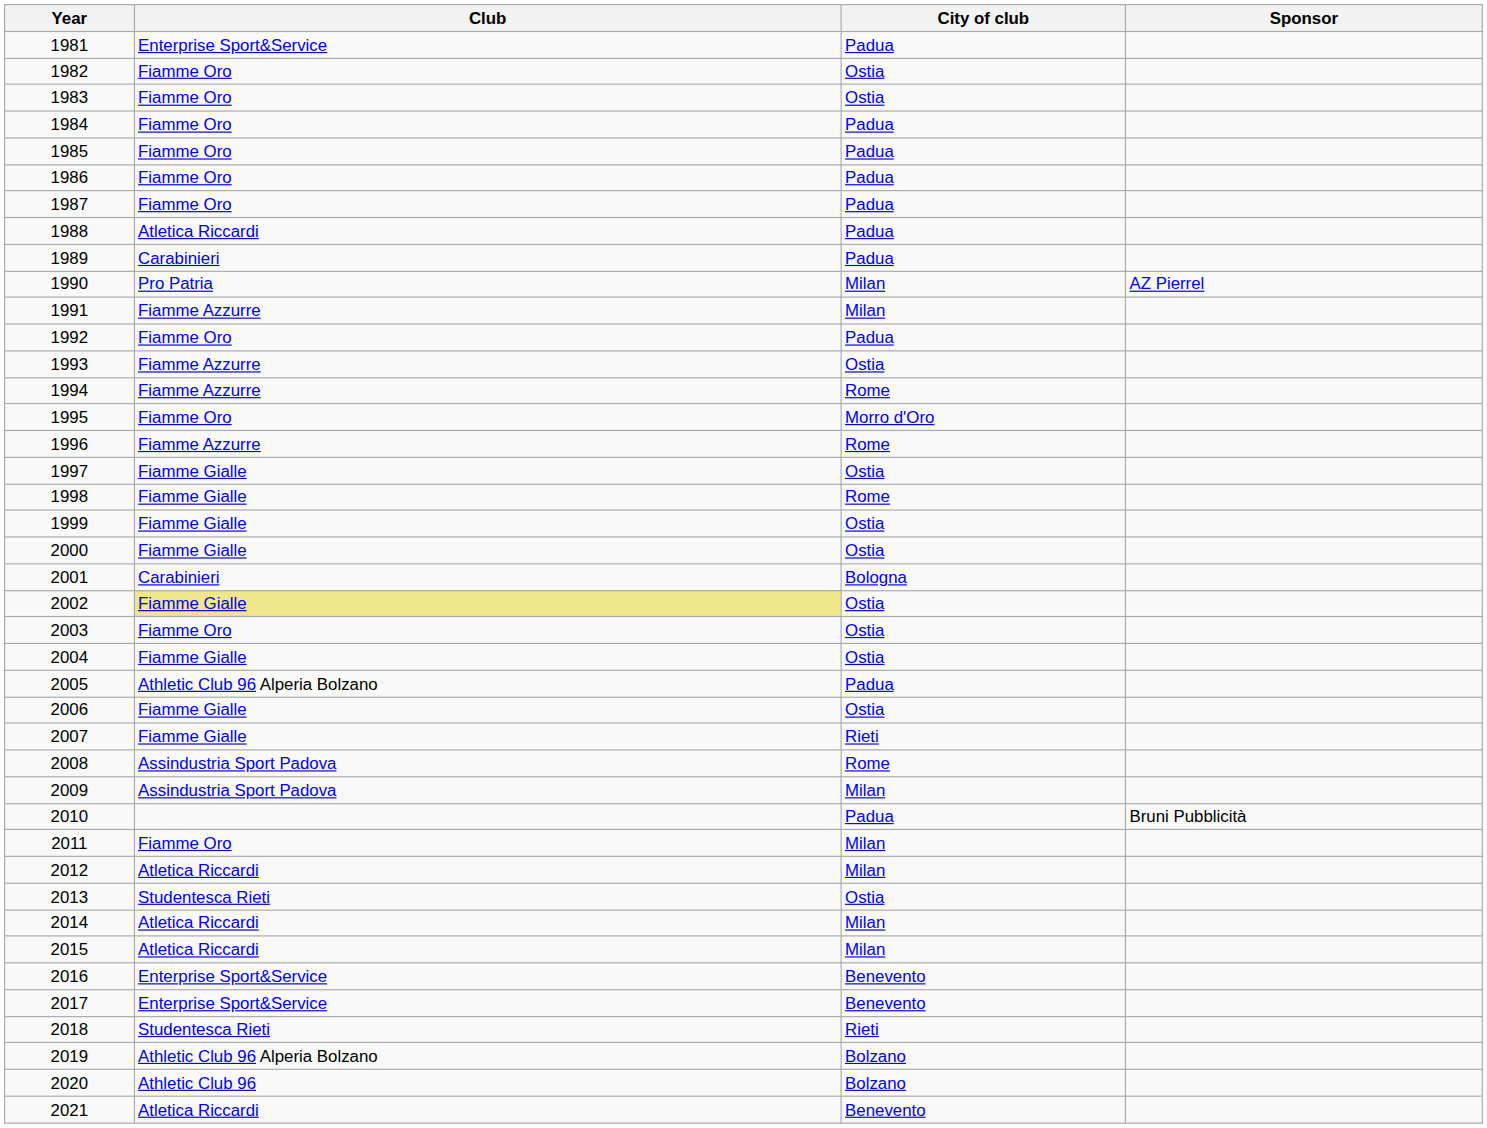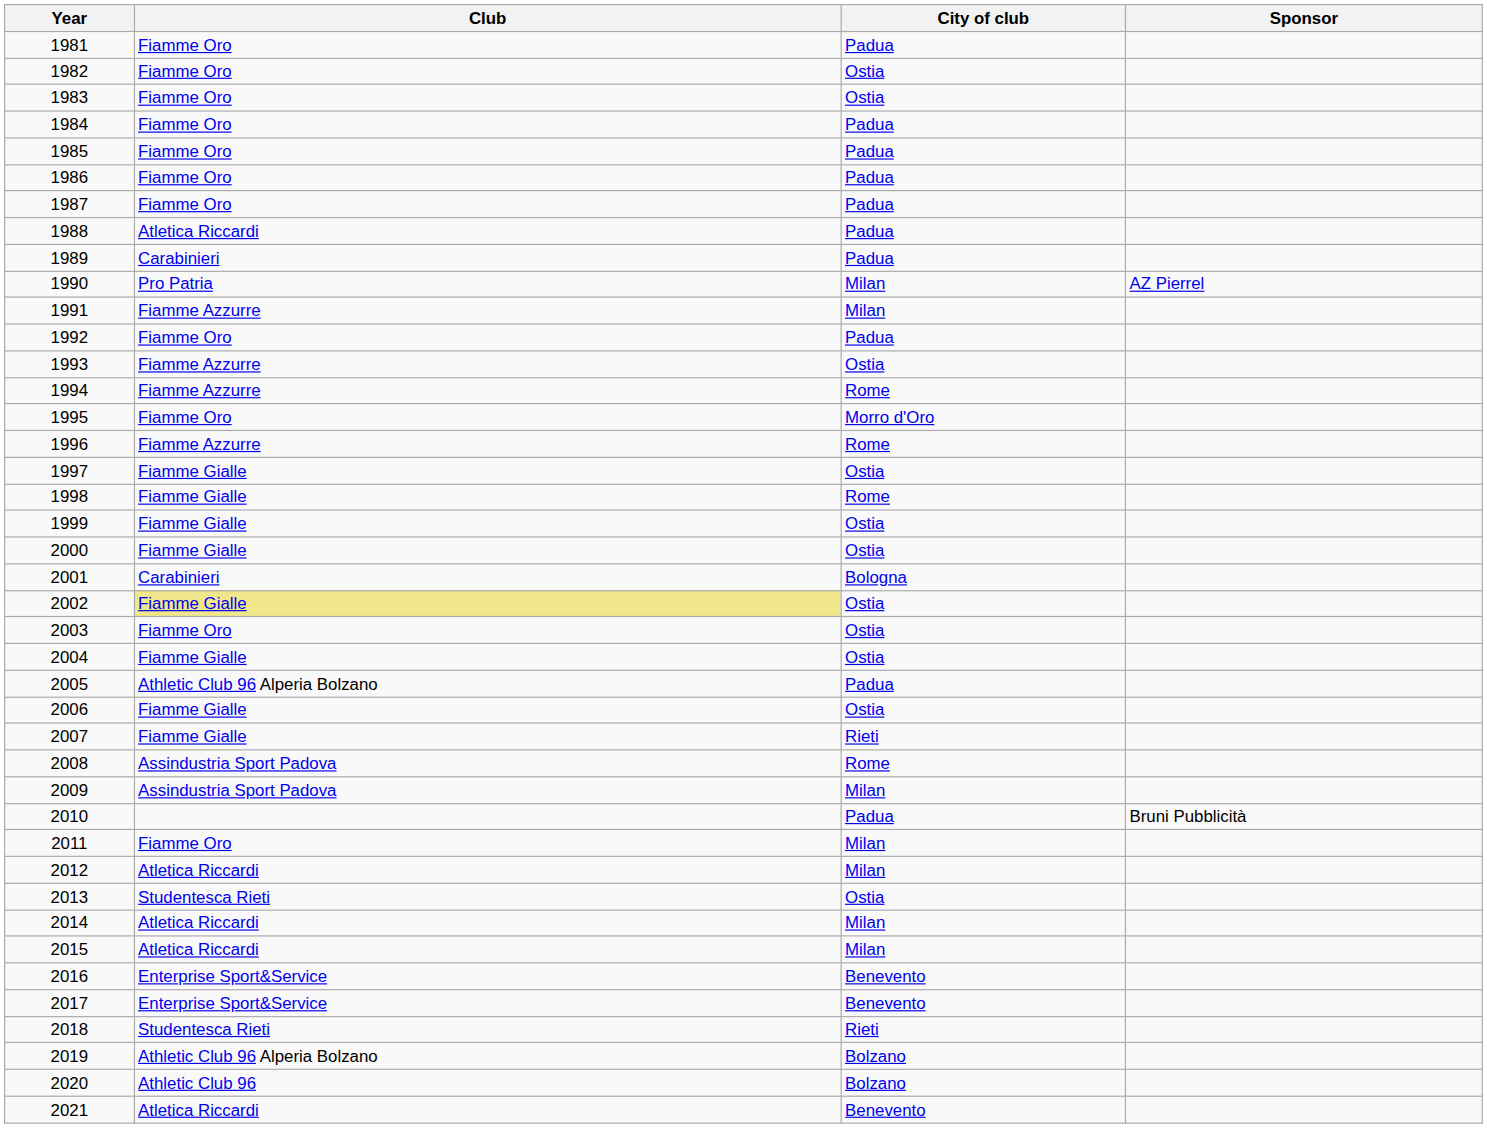(233, 45) Enterprise Sport&Service -> (185, 45) Fiamme Oro
